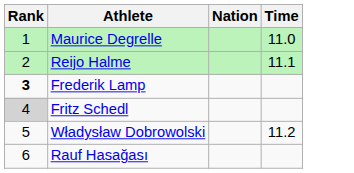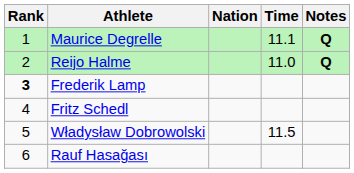+ column: (326, 16)
(282, 39) 11.0 -> (282, 39) 11.1
(282, 62) 11.1 -> (282, 62) 11.0
(26, 109) lightgrey background -> (26, 109) no background
(282, 132) 11.2 -> (282, 132) 11.5
